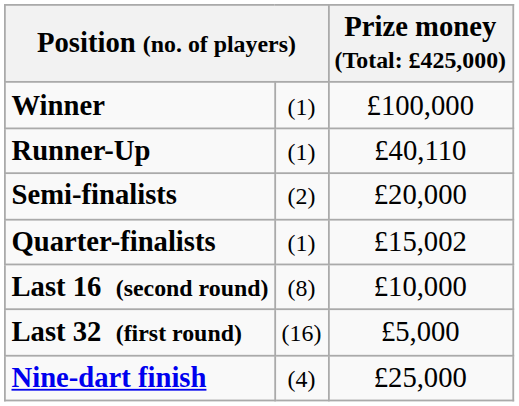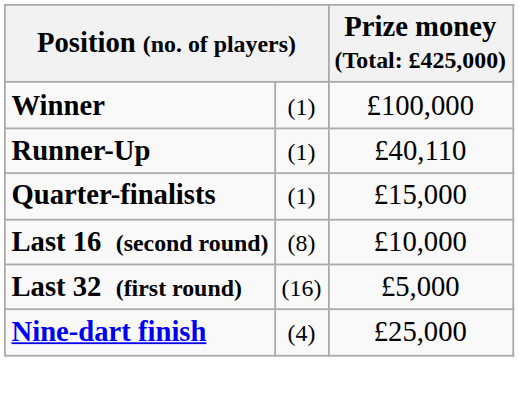- row: (94, 195)
(420, 241) £15,002 -> (420, 195) £15,000
